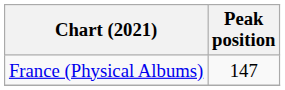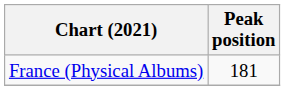(244, 70) 147 -> (244, 70) 181
